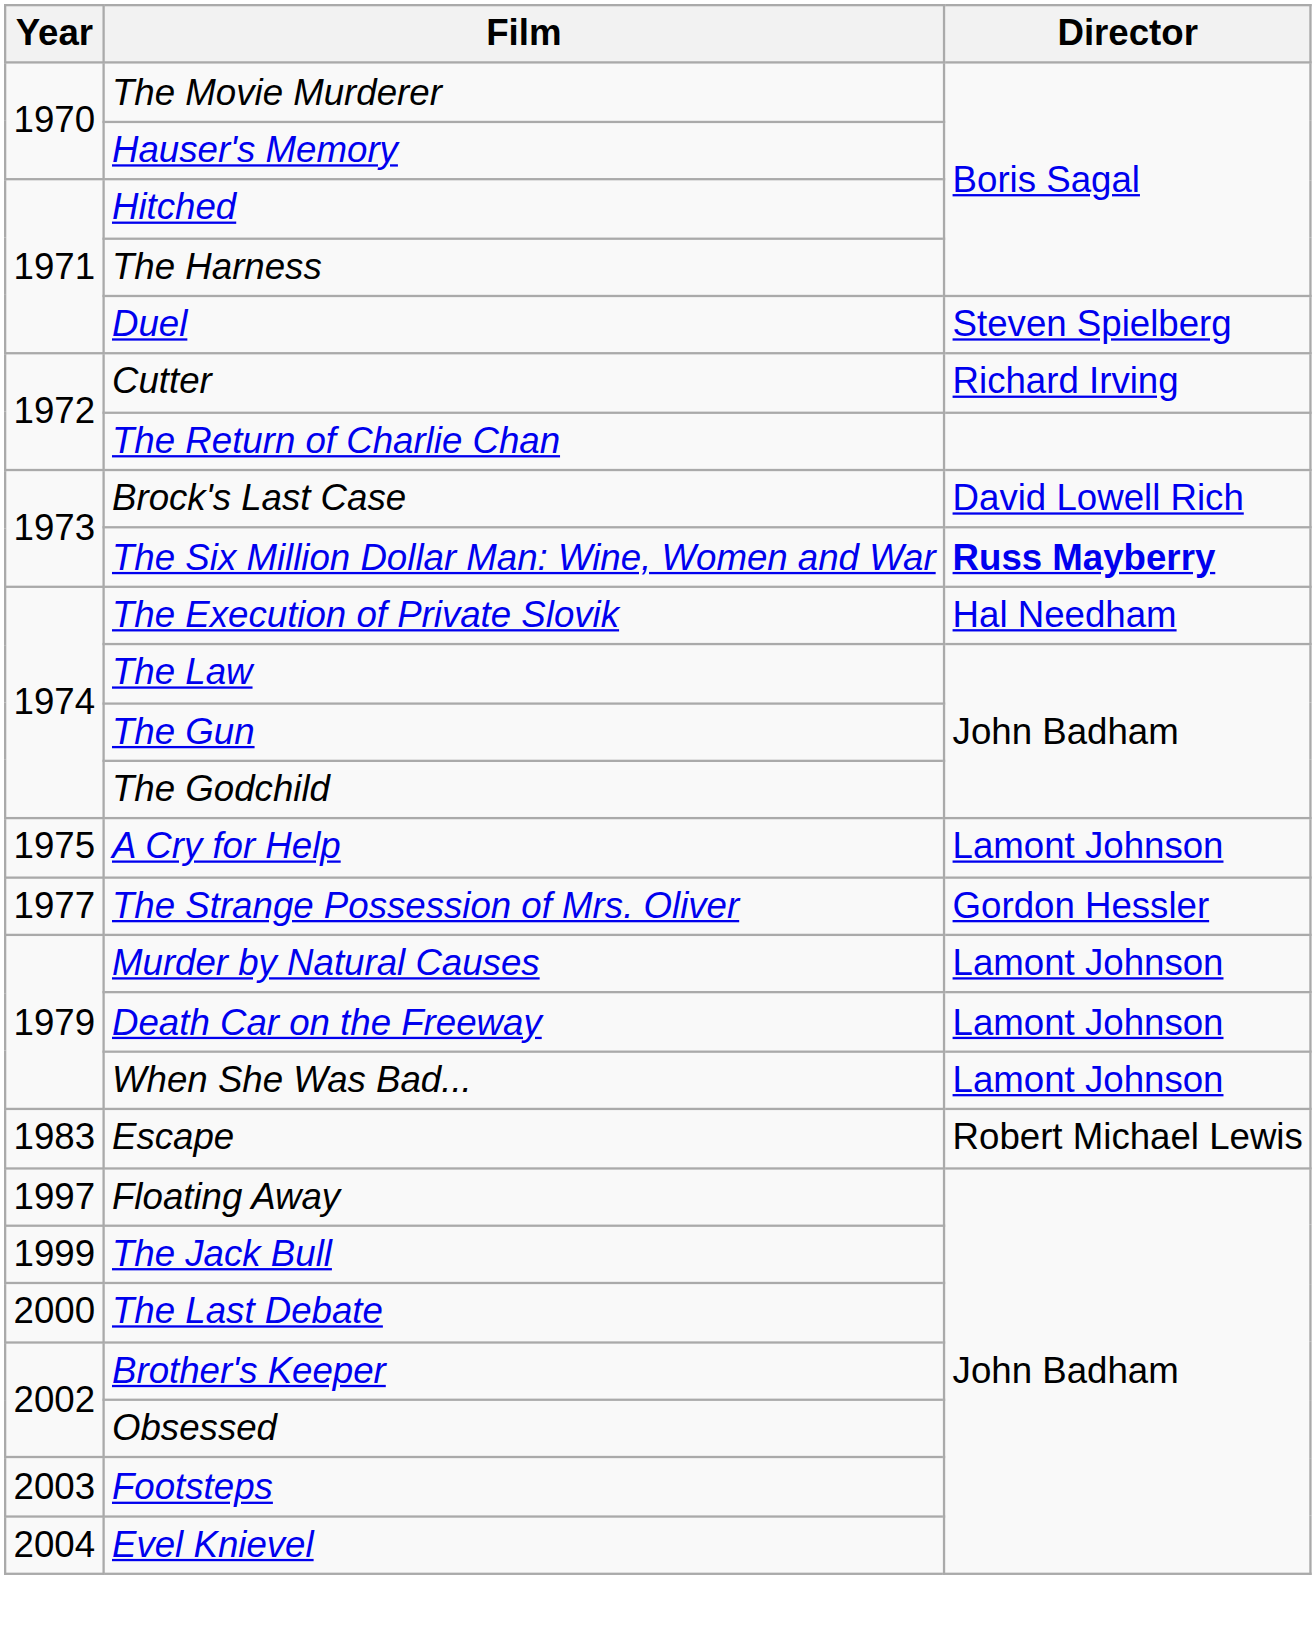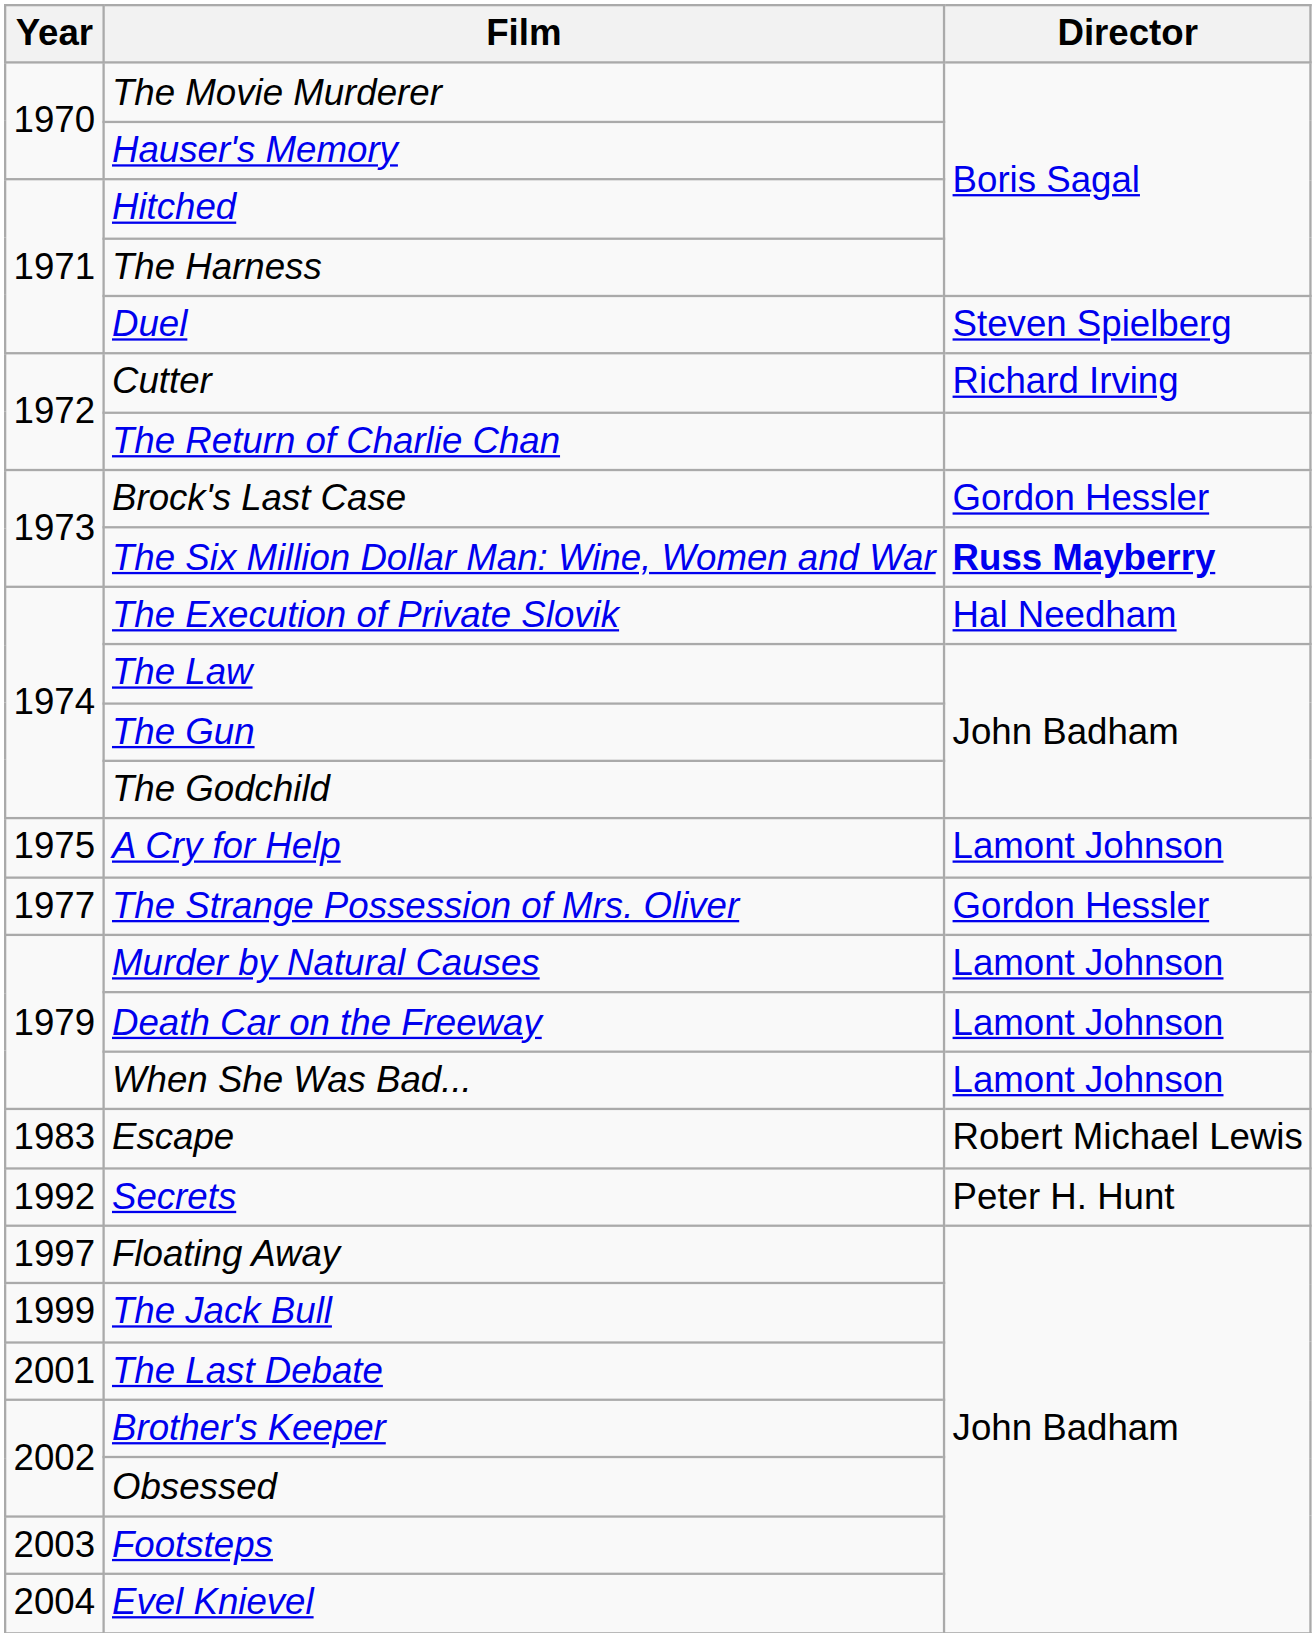(1098, 498) David Lowell Rich -> (1081, 498) Gordon Hessler
+ row: (174, 1195)
(54, 1311) 2000 -> (54, 1370) 2001
